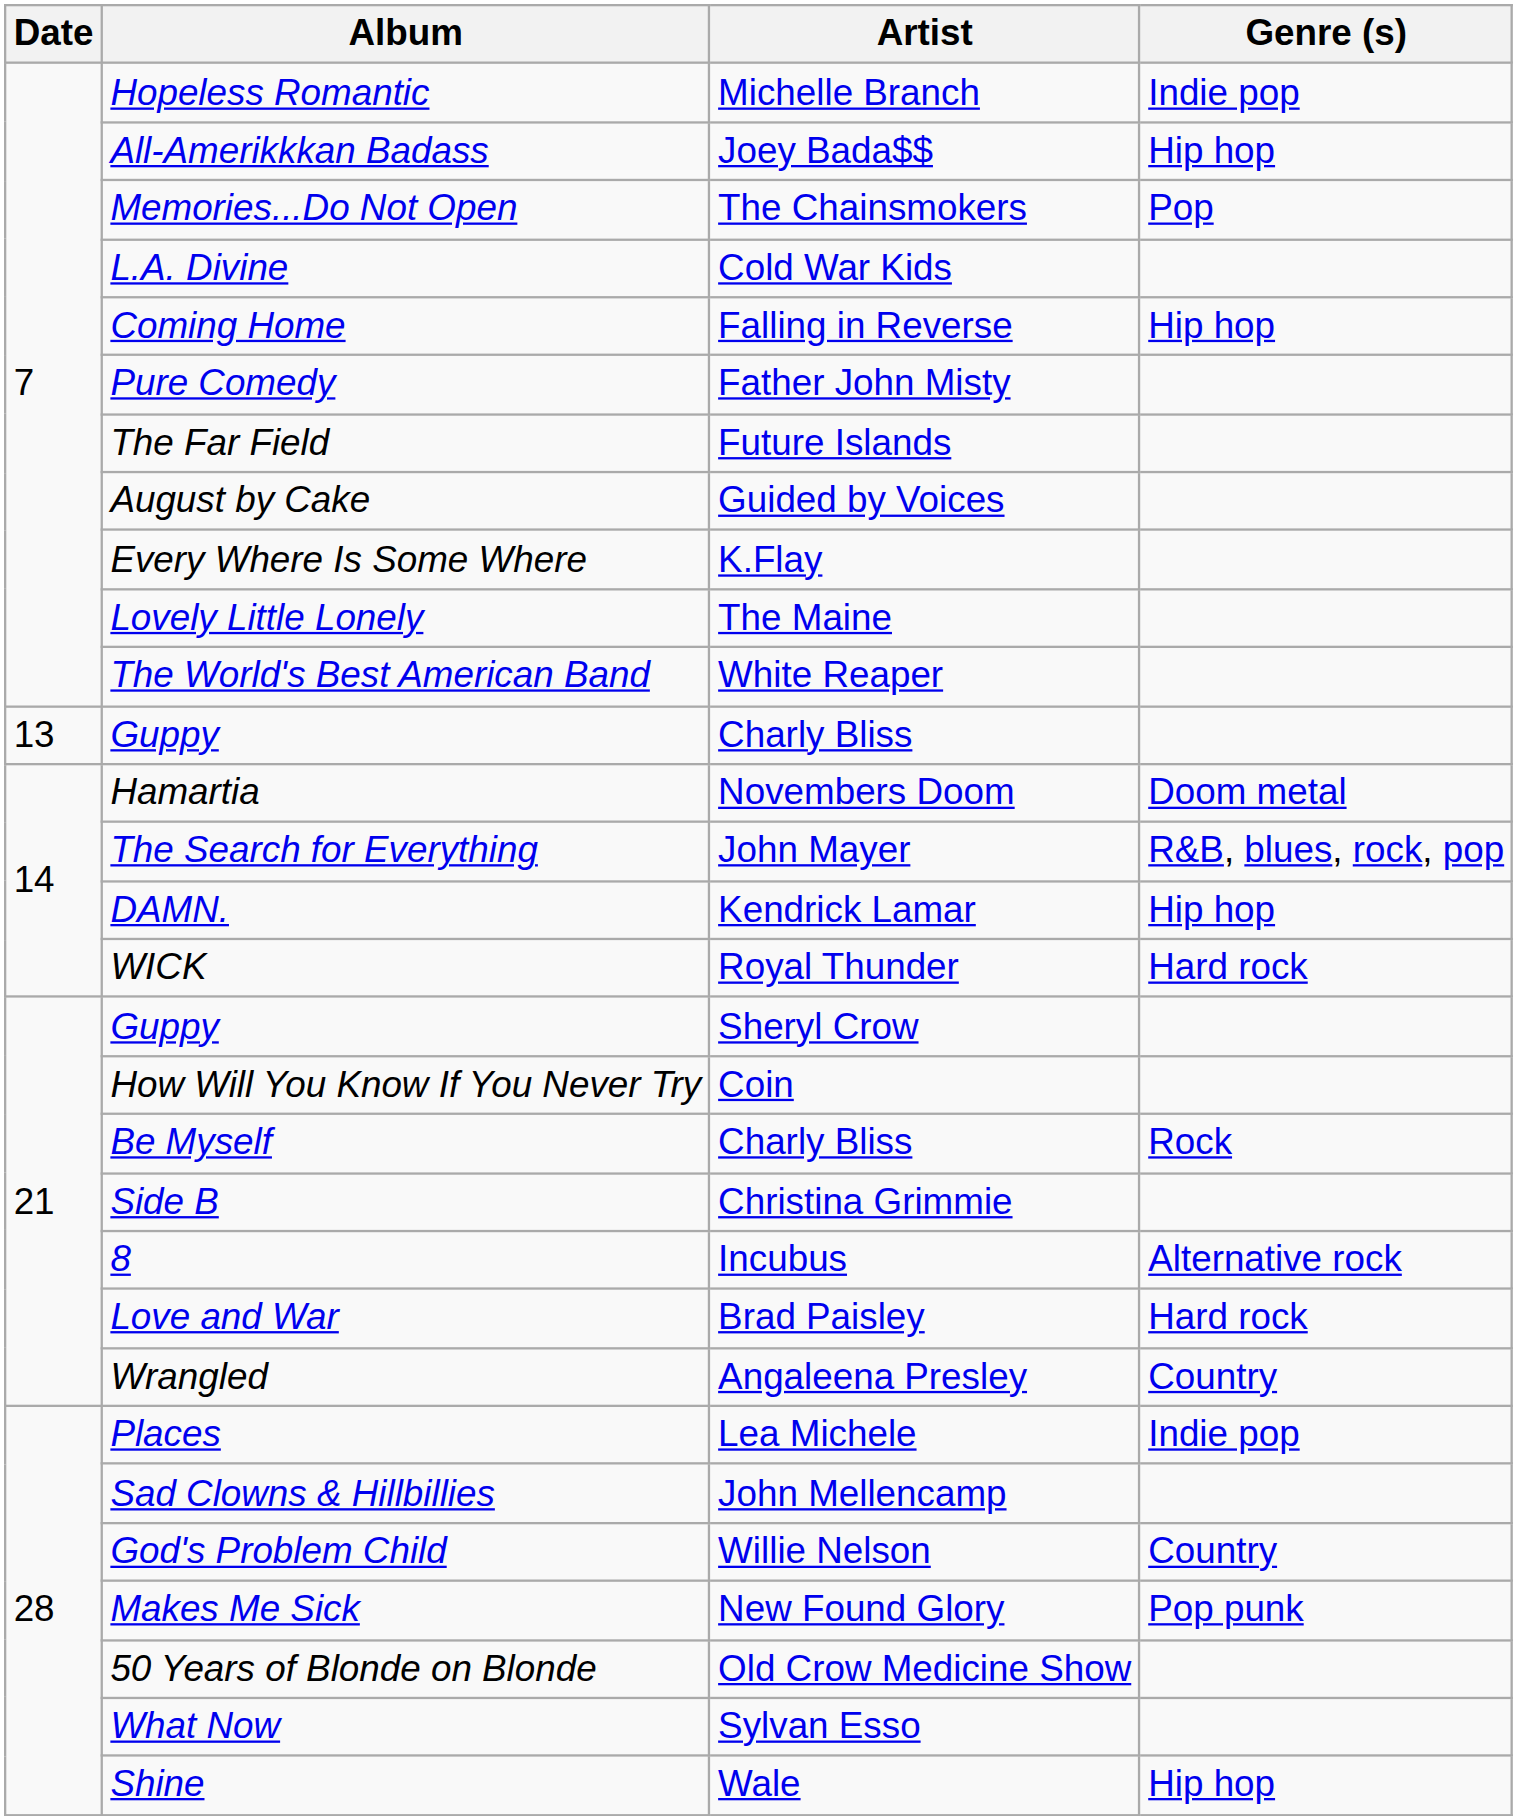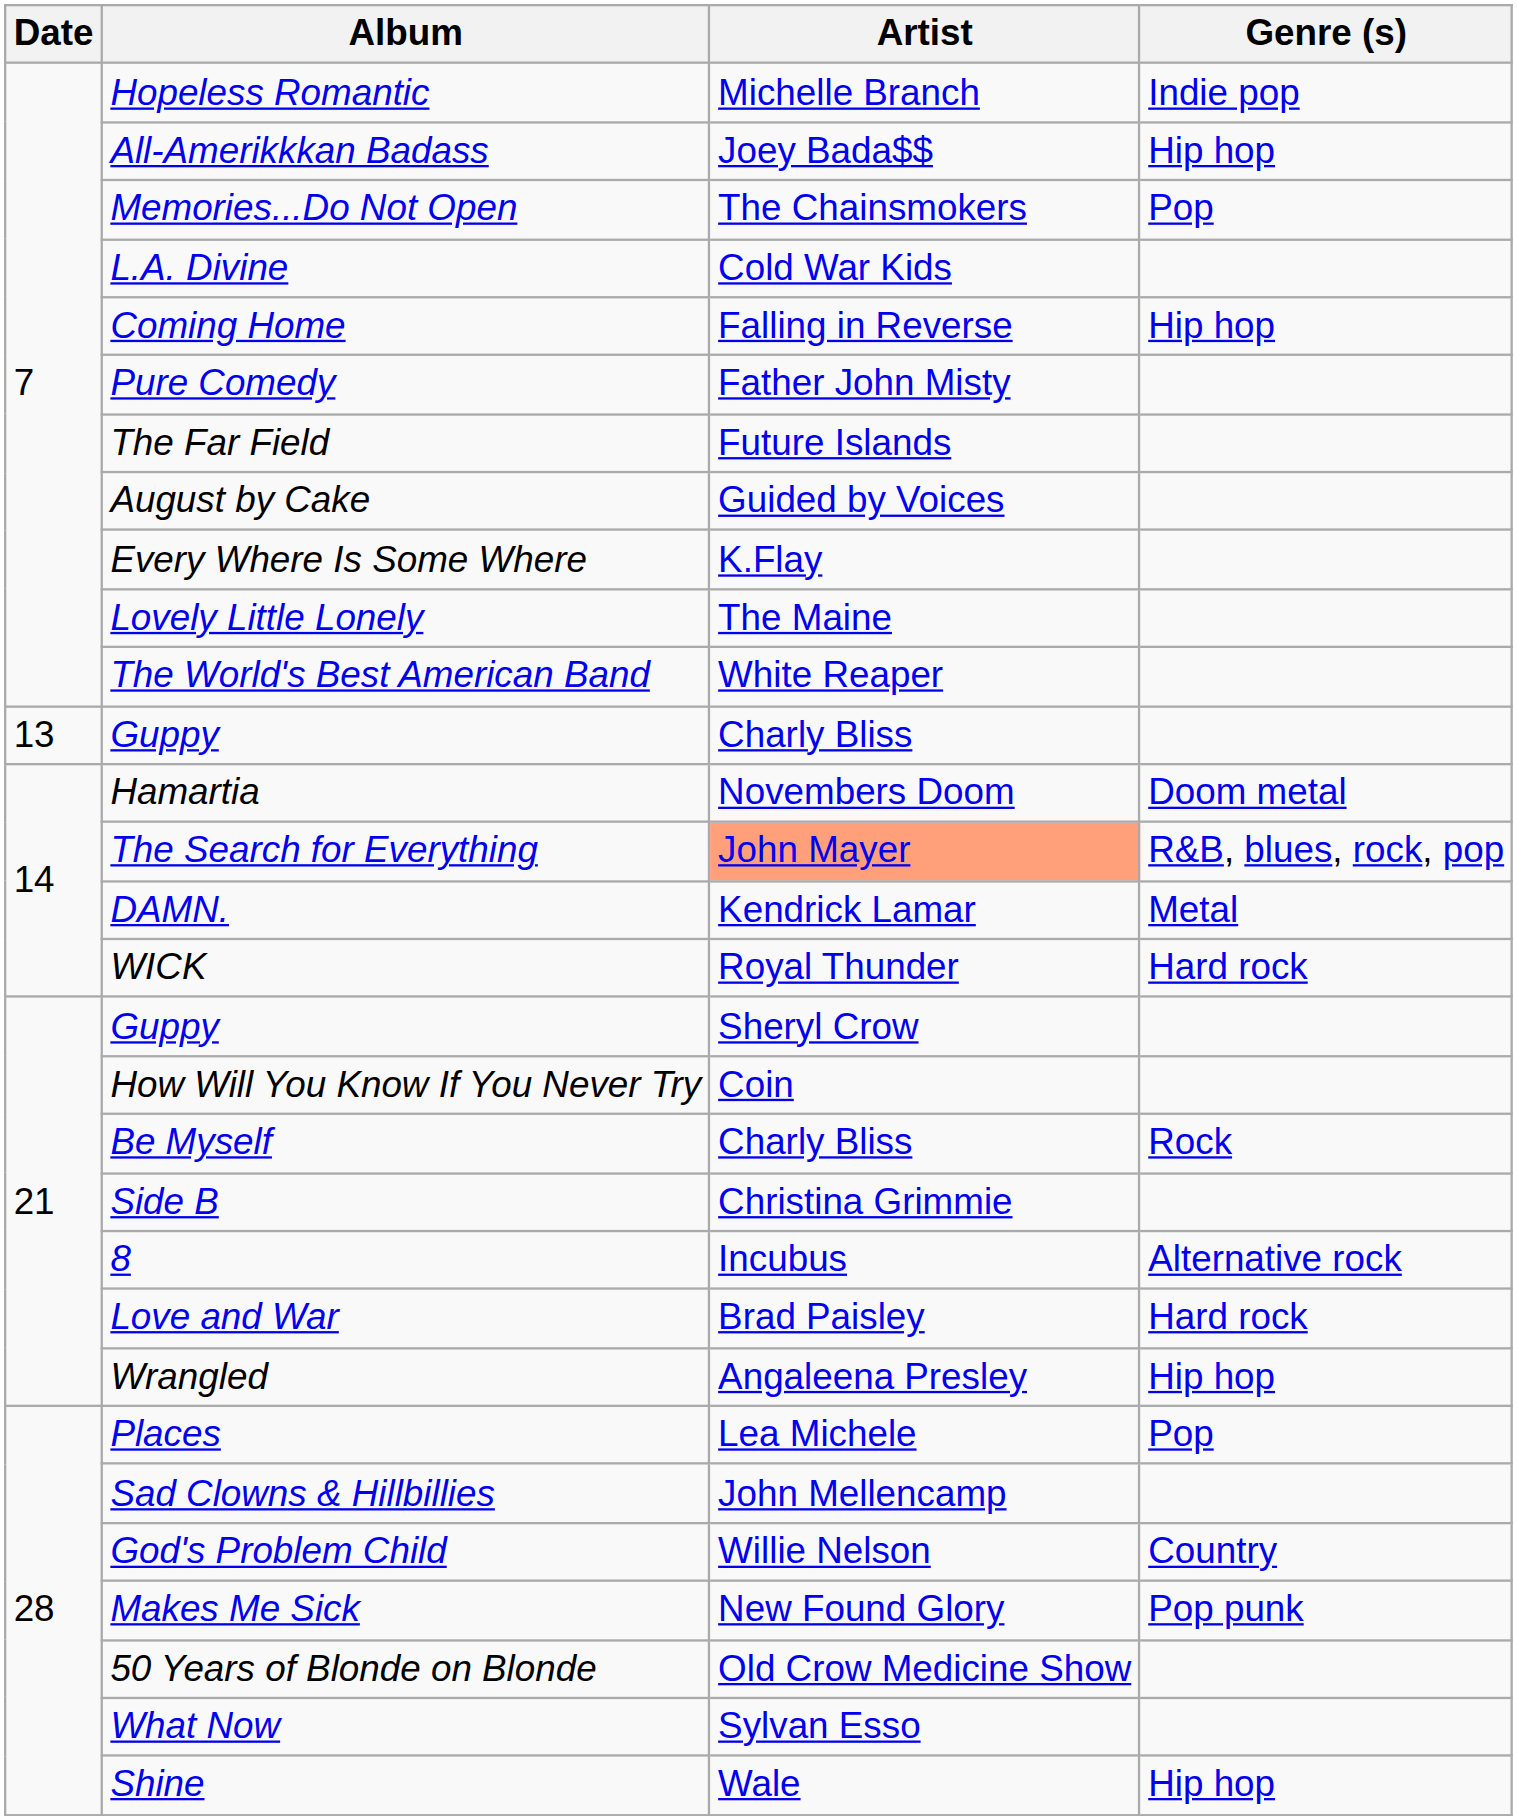(814, 850) no background -> (814, 850) lightsalmon background
(1212, 909) Hip hop -> (1193, 909) Metal
(1213, 1376) Country -> (1212, 1376) Hip hop
(1224, 1434) Indie pop -> (1181, 1434) Pop
